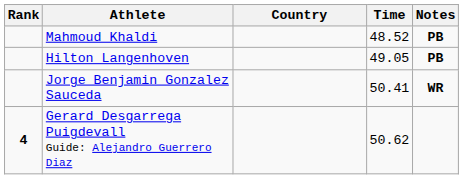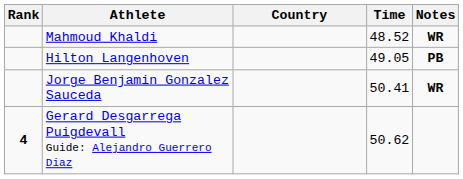(436, 37) PB -> (436, 37) WR
